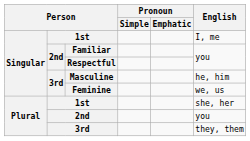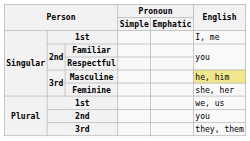(212, 77) no background -> (212, 77) khaki background
(210, 90) we, us -> (215, 90) she, her
(215, 103) she, her -> (210, 103) we, us
